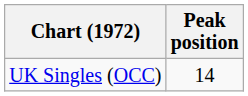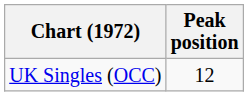(205, 74) 14 -> (205, 74) 12
